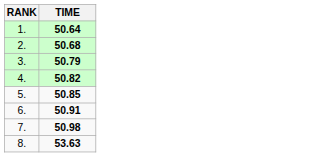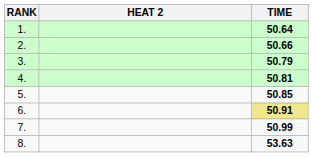+ column: (145, 13)
(68, 46) 50.68 -> (280, 46) 50.66
(68, 78) 50.82 -> (280, 78) 50.81
(68, 111) no background -> (280, 111) khaki background
(68, 128) 50.98 -> (280, 128) 50.99
